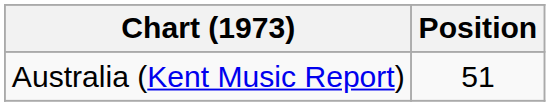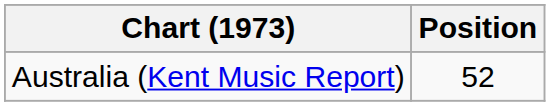(478, 76) 51 -> (478, 76) 52
